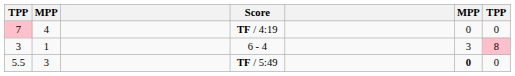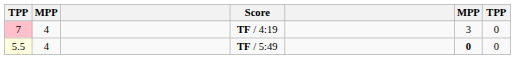(468, 29) 0 -> (468, 29) 3
- row: (257, 46)
(18, 63) no background -> (18, 46) lightyellow background
(46, 63) 3 -> (46, 46) 4
